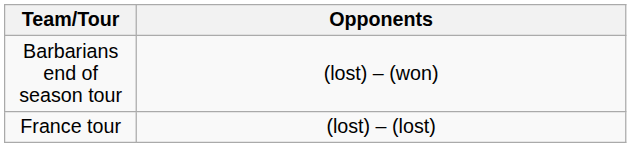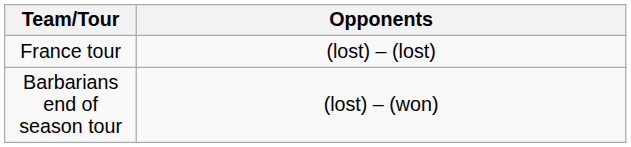rows swapped: (71, 73) <-> (71, 126)
